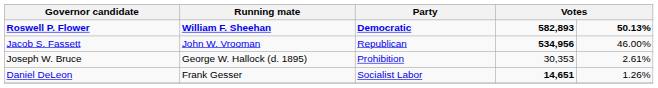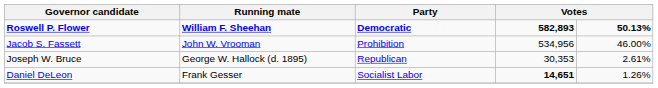(382, 43) Republican -> (381, 43) Prohibition
(556, 43) bold -> (556, 43) normal
(381, 59) Prohibition -> (382, 59) Republican
